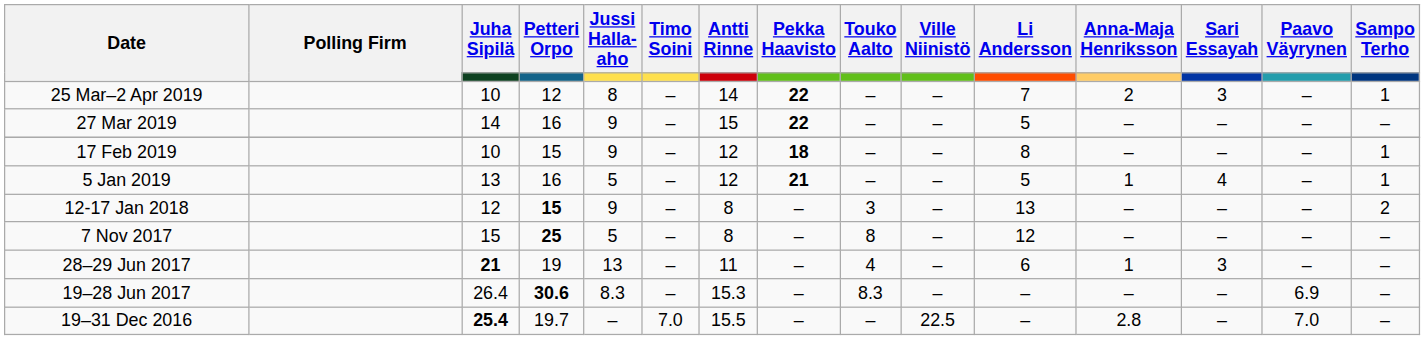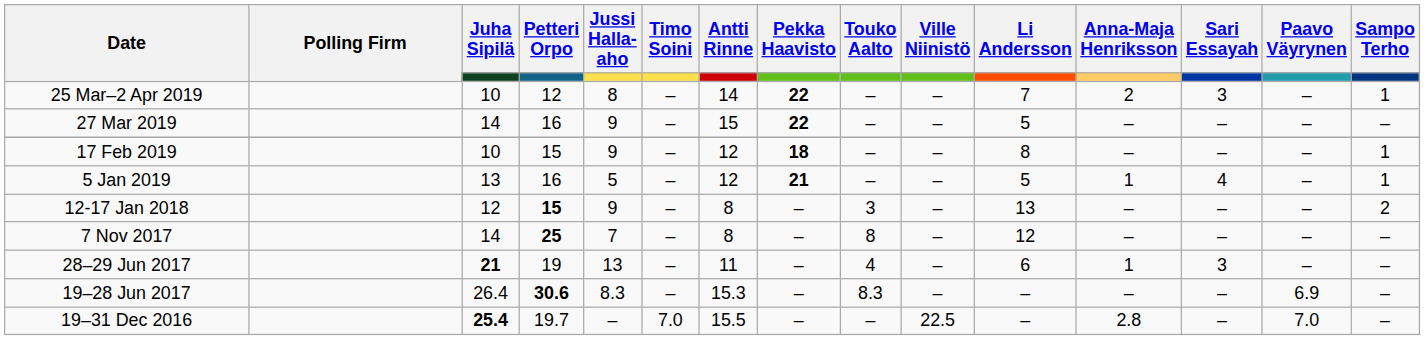(491, 236) 15 -> (491, 236) 14
(612, 236) 5 -> (612, 236) 7
